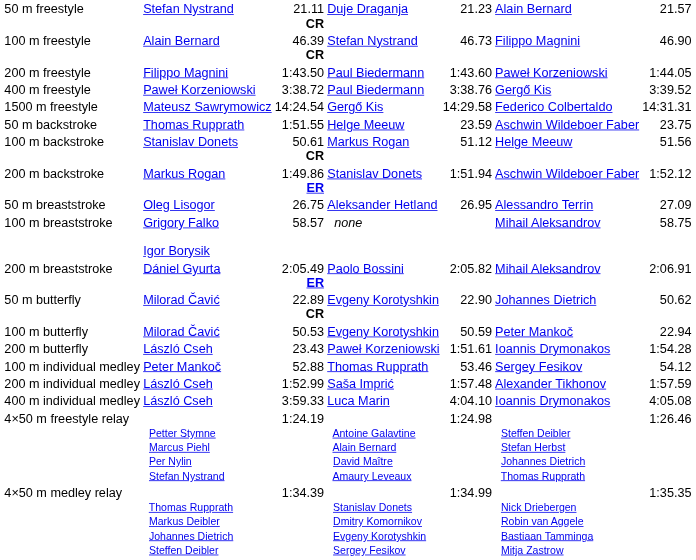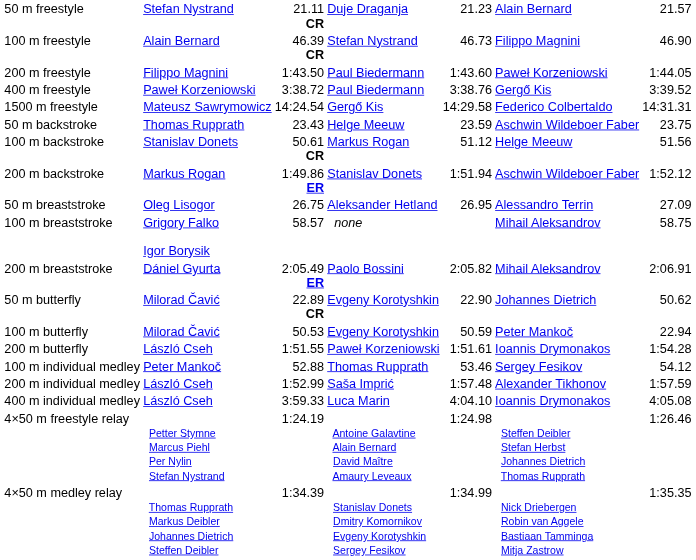(303, 124) 1:51.55 -> (308, 124) 23.43
(308, 349) 23.43 -> (303, 349) 1:51.55
